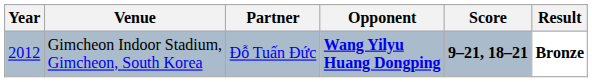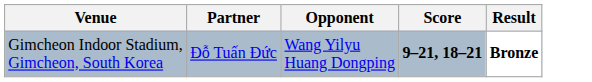- column: (24, 18)
(382, 53) bold -> (340, 53) normal
